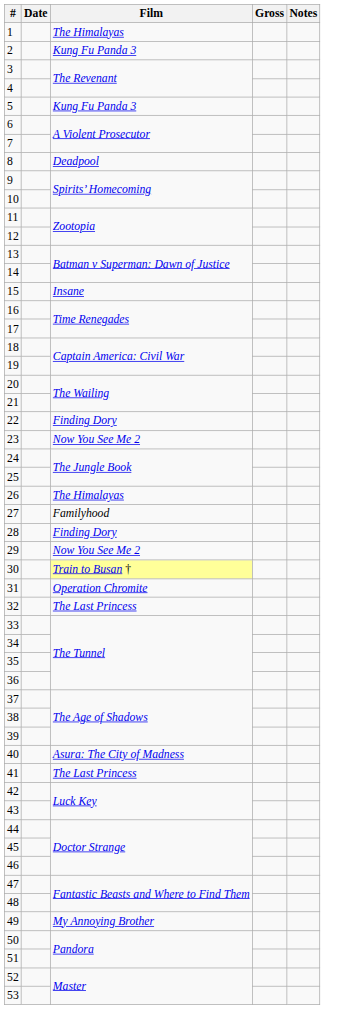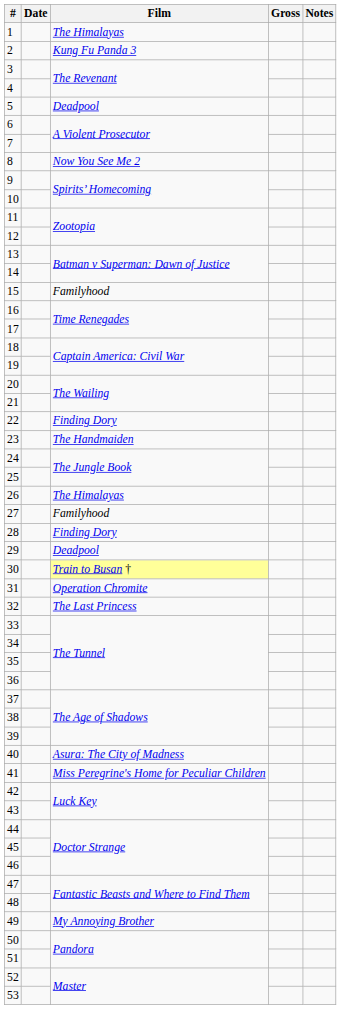(95, 106) Kung Fu Panda 3 -> (76, 106) Deadpool
(76, 161) Deadpool -> (96, 161) Now You See Me 2
(68, 291) Insane -> (81, 291) Familyhood
(96, 439) Now You See Me 2 -> (93, 439) The Handmaiden
(96, 550) Now You See Me 2 -> (76, 550) Deadpool
(95, 773) The Last Princess -> (159, 773) Miss Peregrine's Home for Peculiar Children
